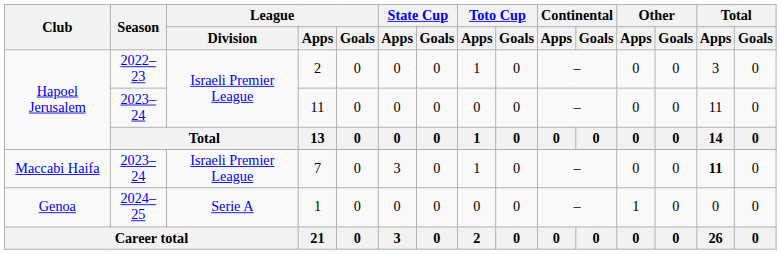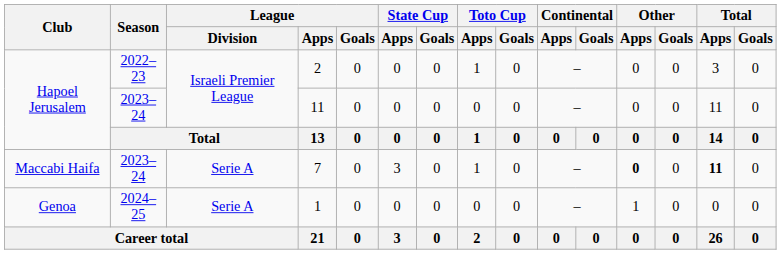(232, 168) Israeli Premier League -> (232, 168) Serie A
(636, 168) normal -> (636, 168) bold
